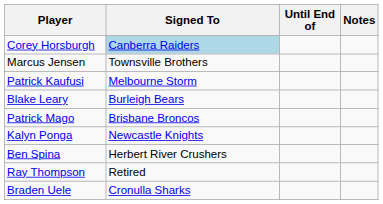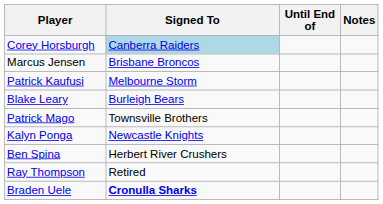(158, 63) Townsville Brothers -> (154, 63) Brisbane Broncos
(154, 118) Brisbane Broncos -> (158, 118) Townsville Brothers
(149, 190) normal -> (153, 190) bold
